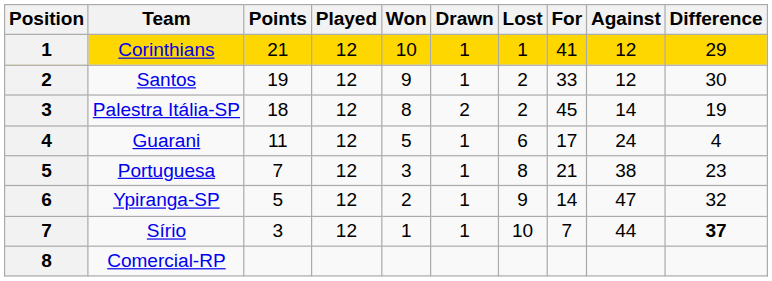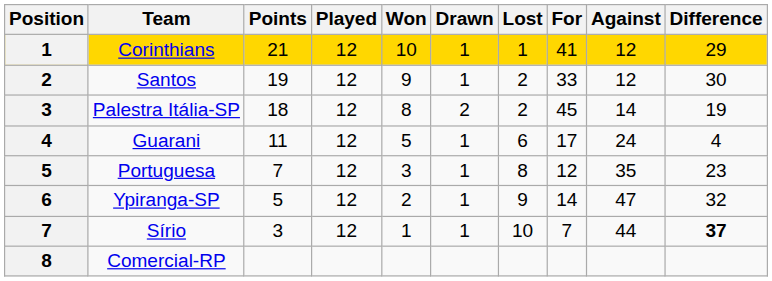(567, 170) 21 -> (567, 170) 12
(626, 170) 38 -> (626, 170) 35
